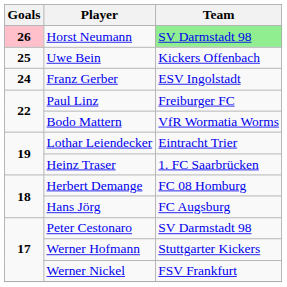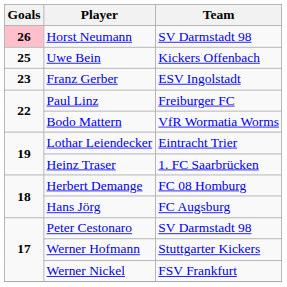(205, 36) lightgreen background -> (205, 36) no background
(24, 79) 24 -> (24, 79) 23
